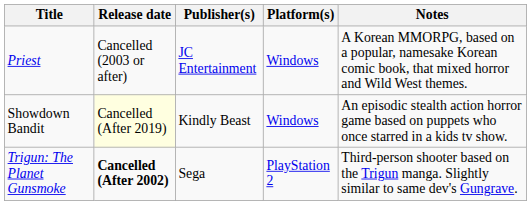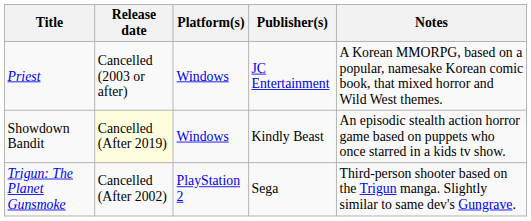columns swapped: (301, 15) <-> (219, 15)
(133, 173) bold -> (132, 189) normal
